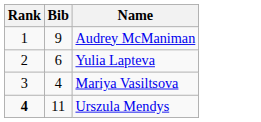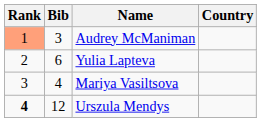+ column: (228, 15)
(24, 38) no background -> (24, 38) lightsalmon background
(58, 38) 9 -> (58, 38) 3
(58, 106) 11 -> (58, 106) 12
